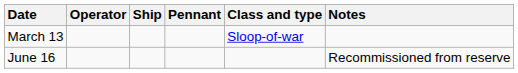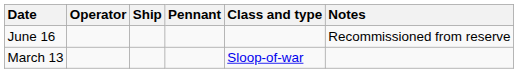rows swapped: (31, 57) <-> (36, 36)
